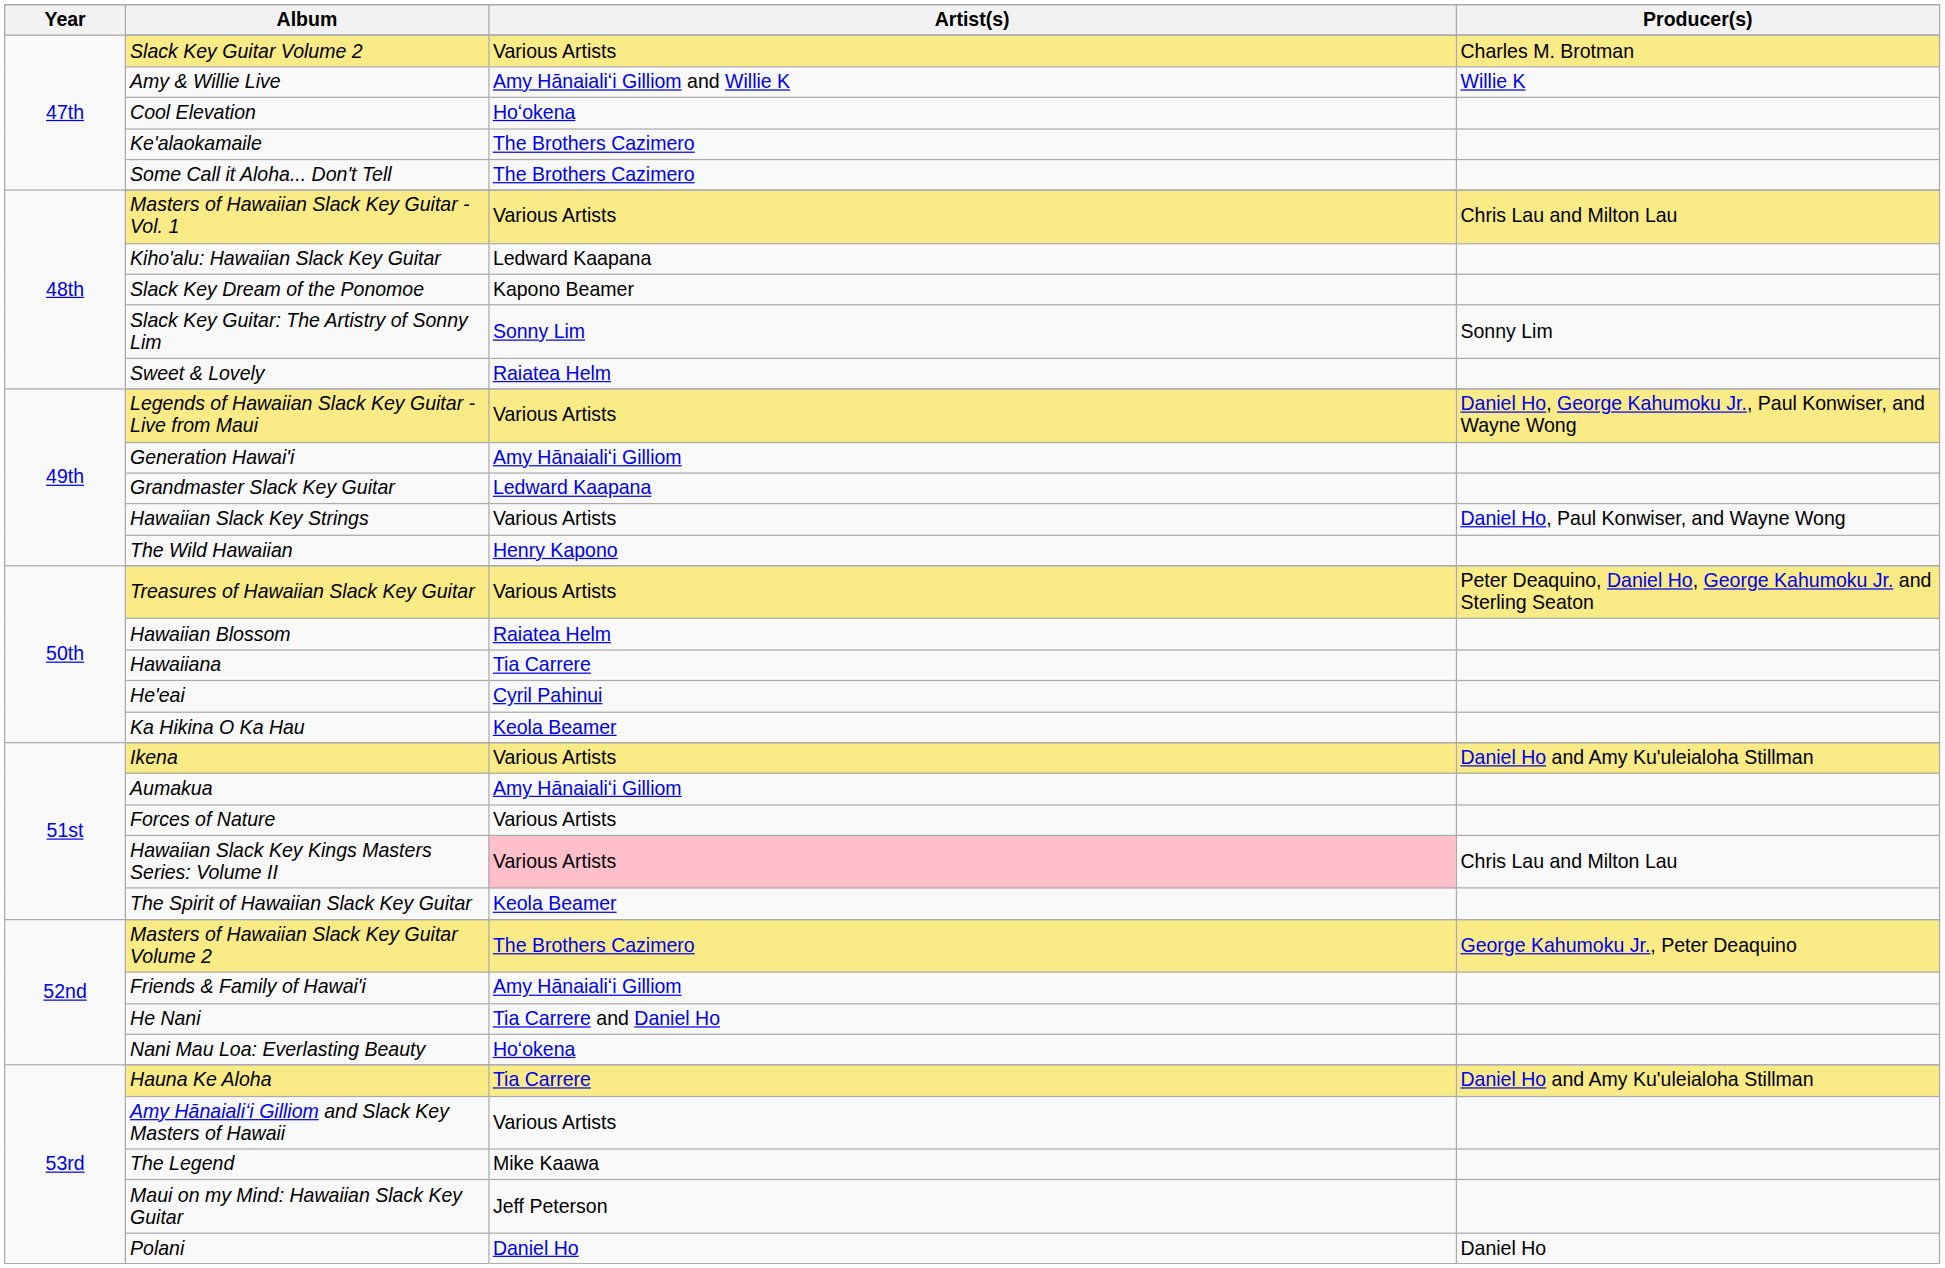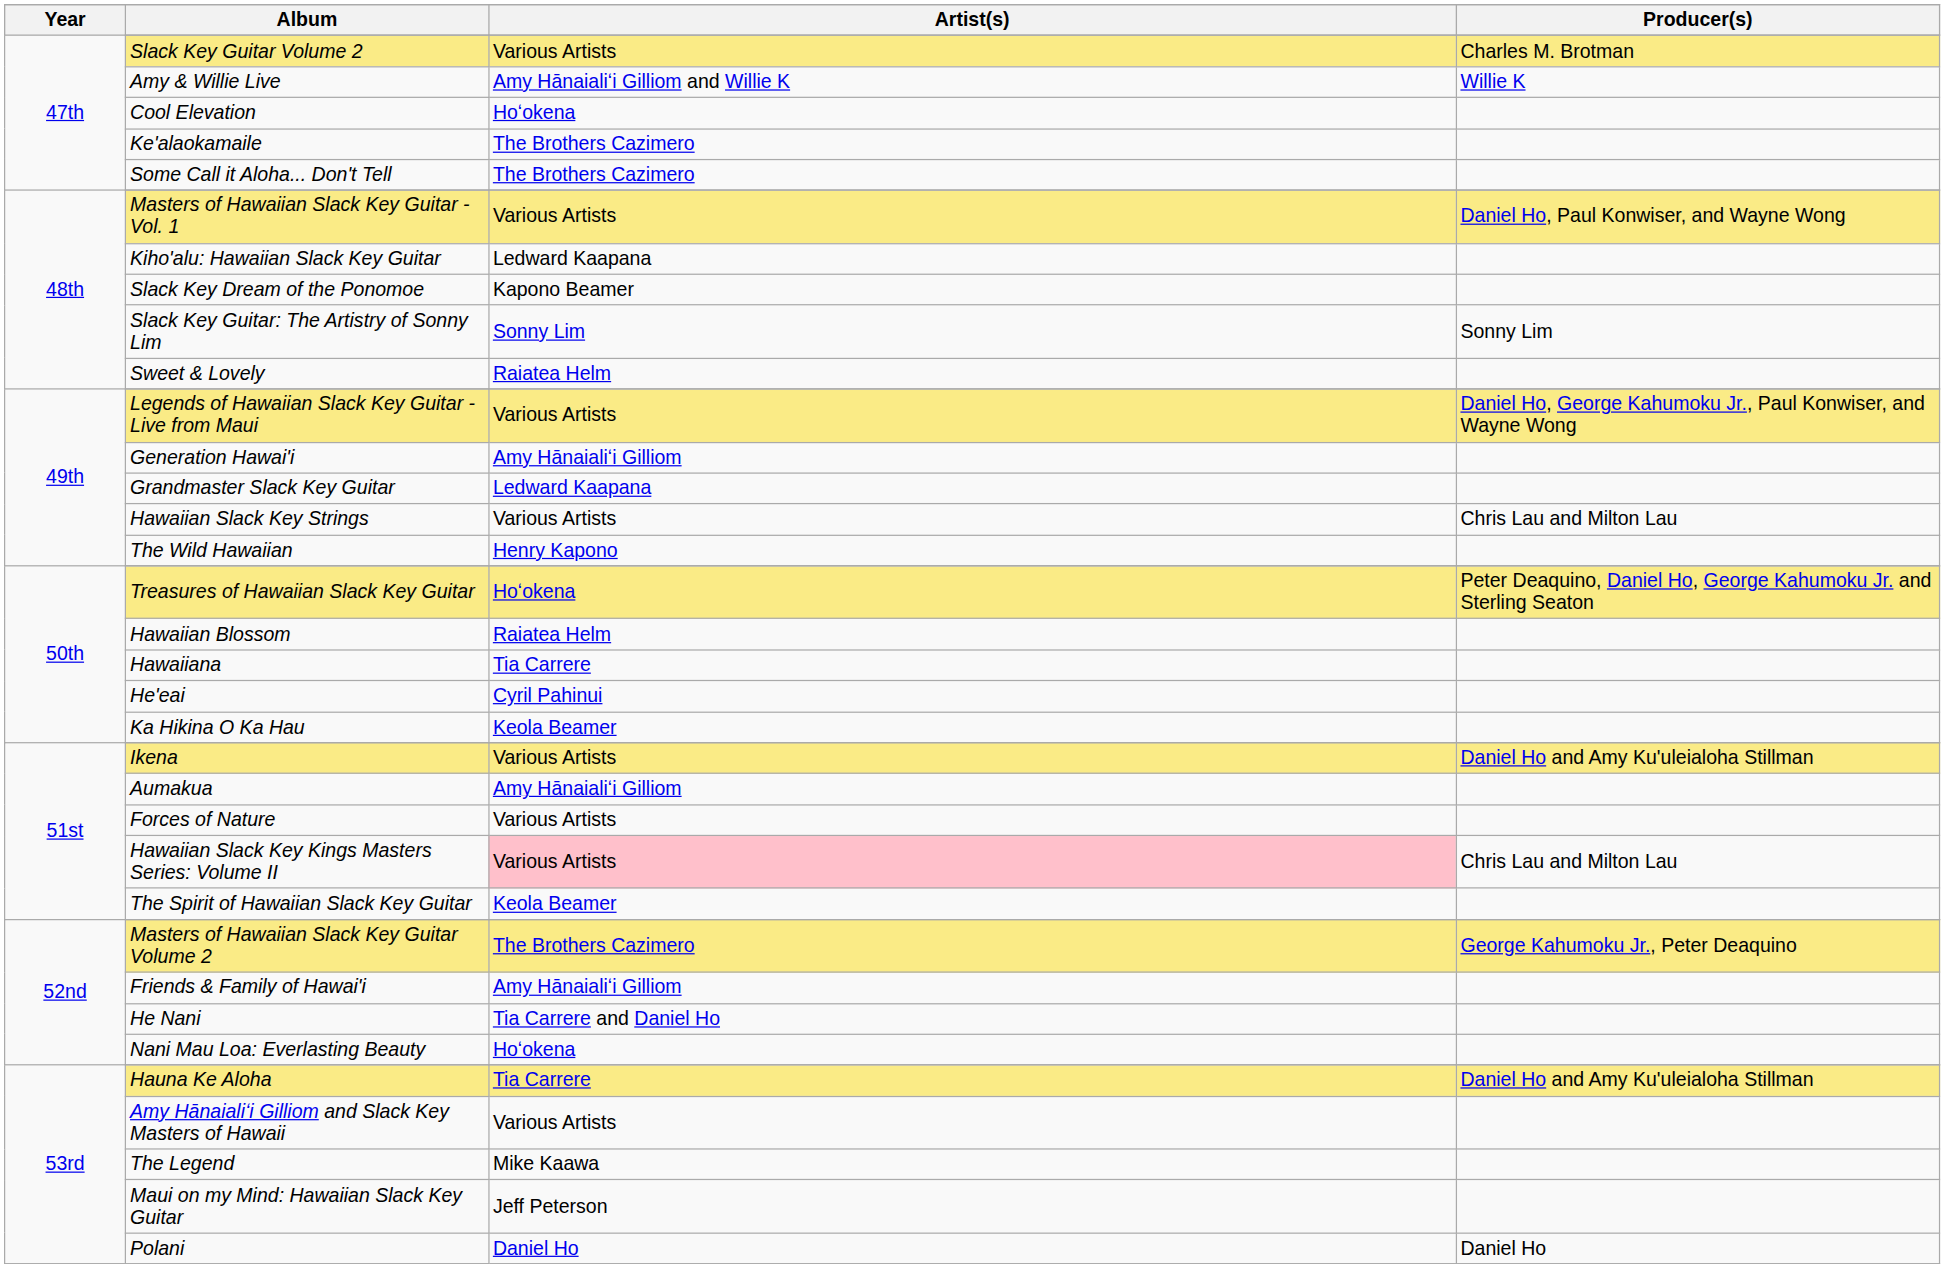(1569, 216) Chris Lau and Milton Lau -> (1653, 216) Daniel Ho, Paul Konwiser, and Wayne Wong
(1653, 519) Daniel Ho, Paul Konwiser, and Wayne Wong -> (1569, 519) Chris Lau and Milton Lau
(555, 592) Various Artists -> (534, 592) Hoʻokena
